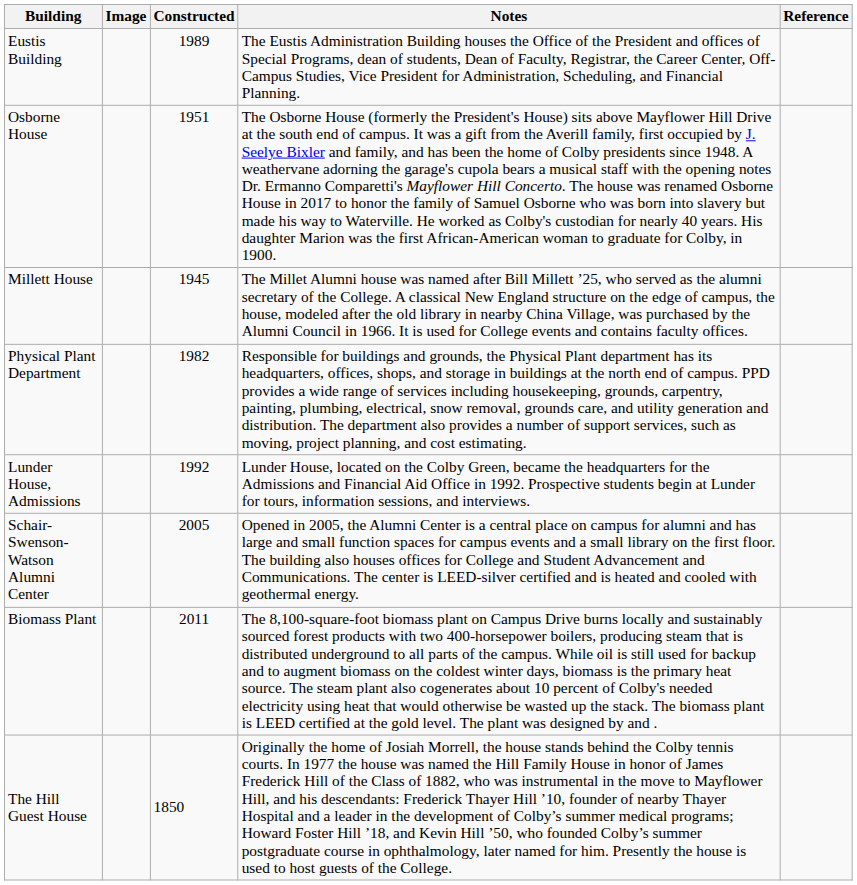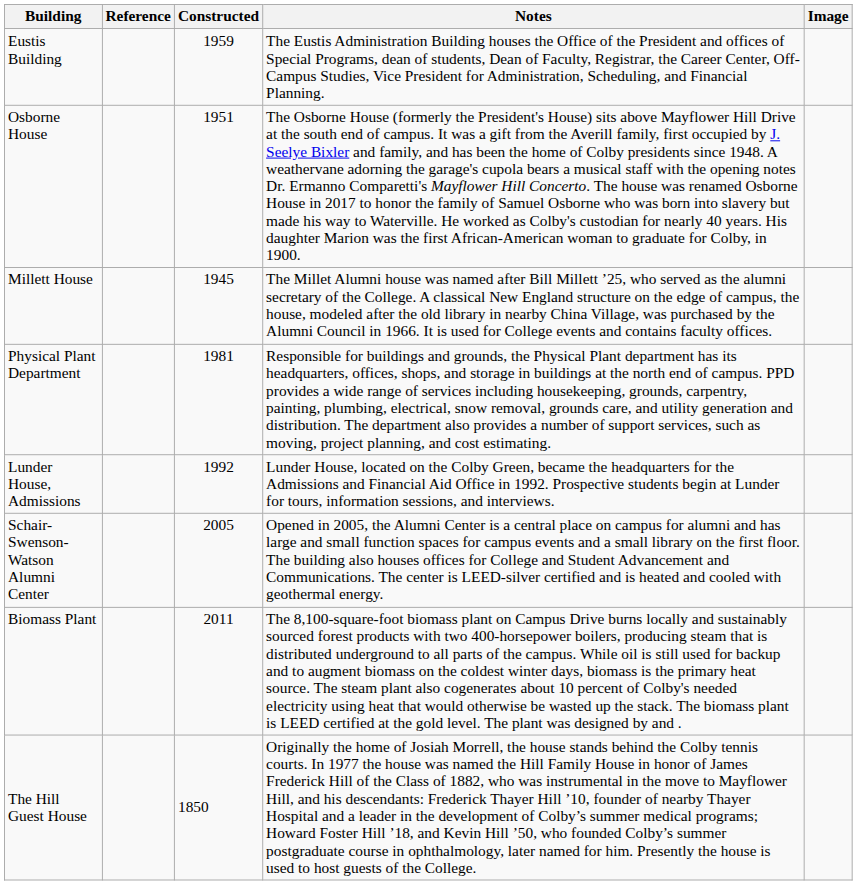columns swapped: (126, 16) <-> (816, 16)
(194, 41) 1989 -> (218, 41) 1959
(194, 356) 1982 -> (218, 356) 1981
